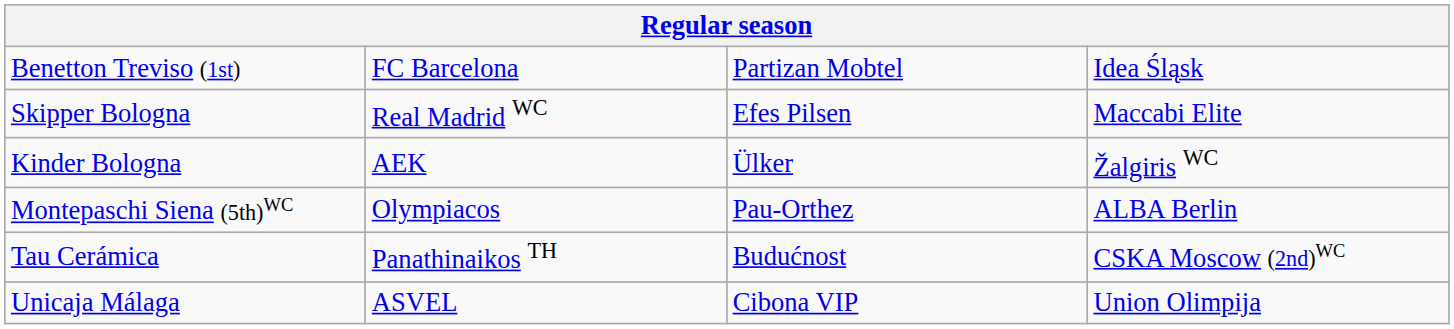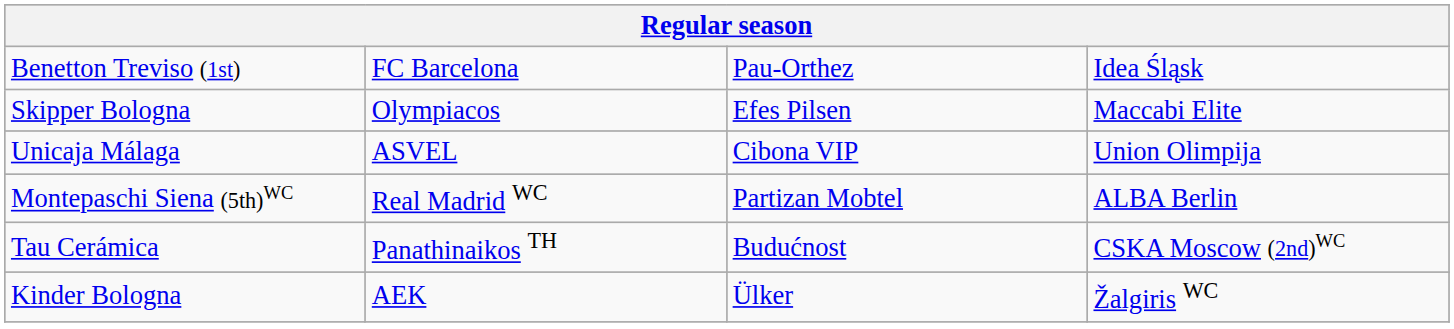(818, 67) Partizan Mobtel -> (793, 67) Pau-Orthez
(460, 113) Real Madrid WC -> (436, 109) Olympiacos
rows swapped: (96, 162) <-> (95, 302)
(436, 209) Olympiacos -> (460, 197) Real Madrid WC
(793, 209) Pau-Orthez -> (818, 197) Partizan Mobtel
